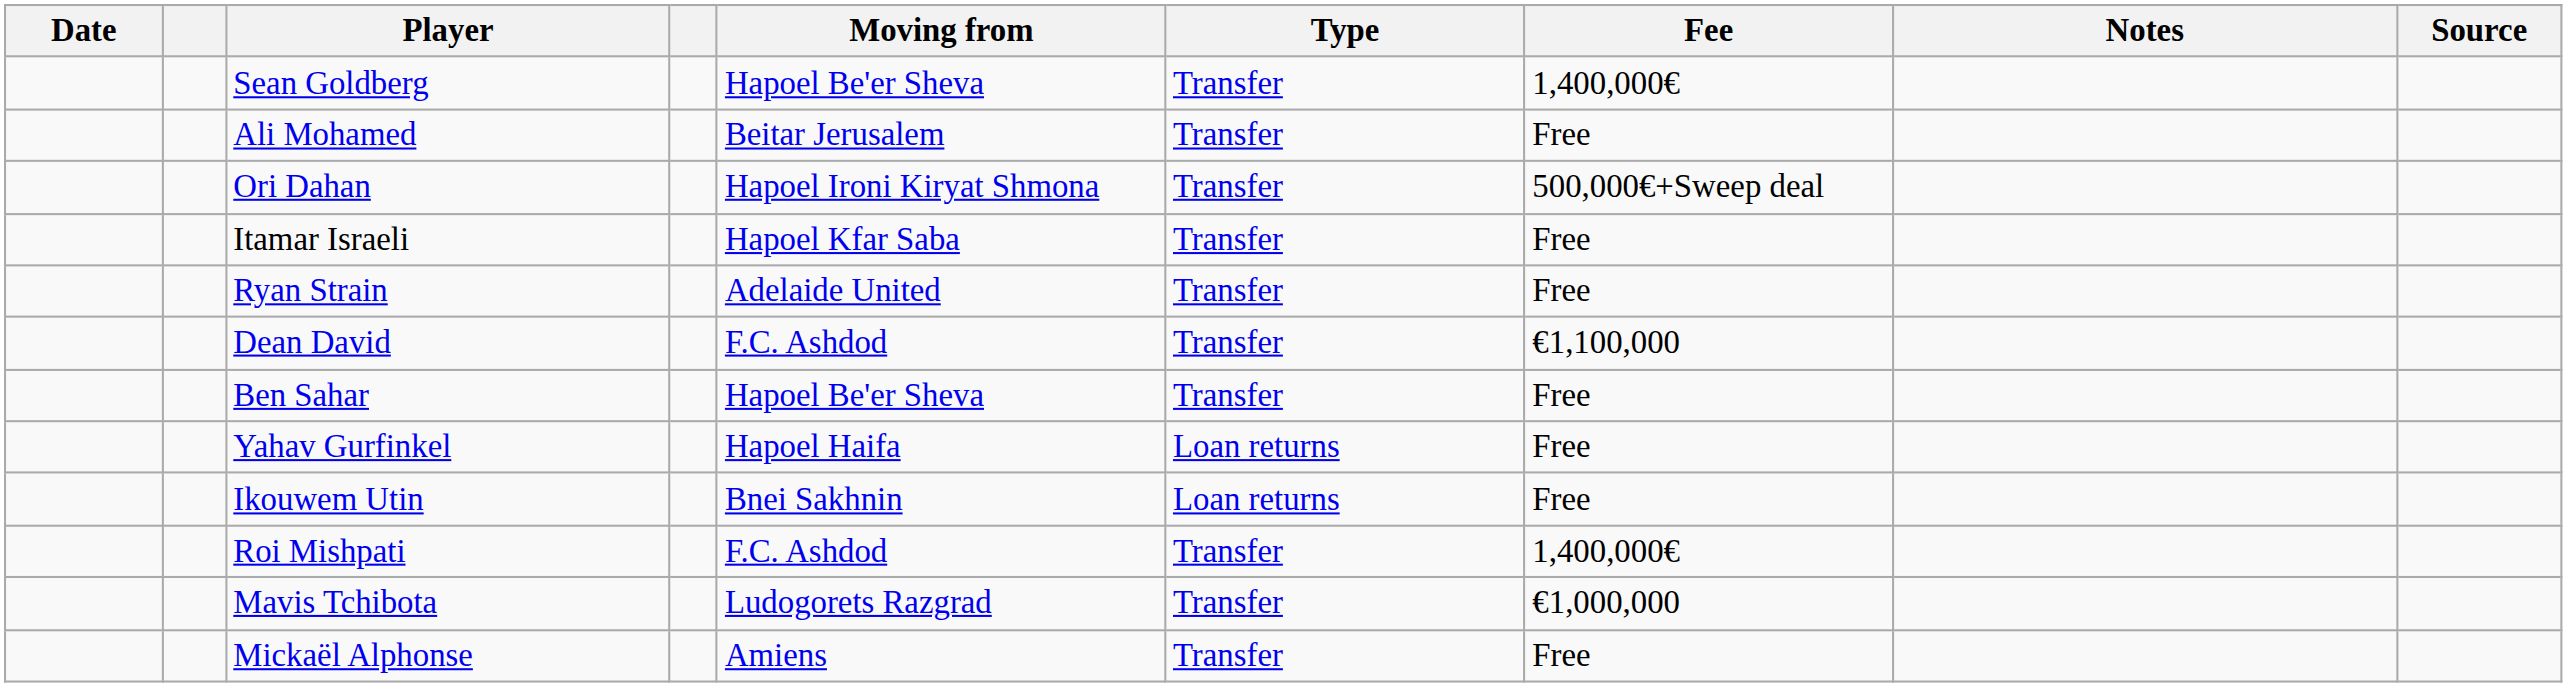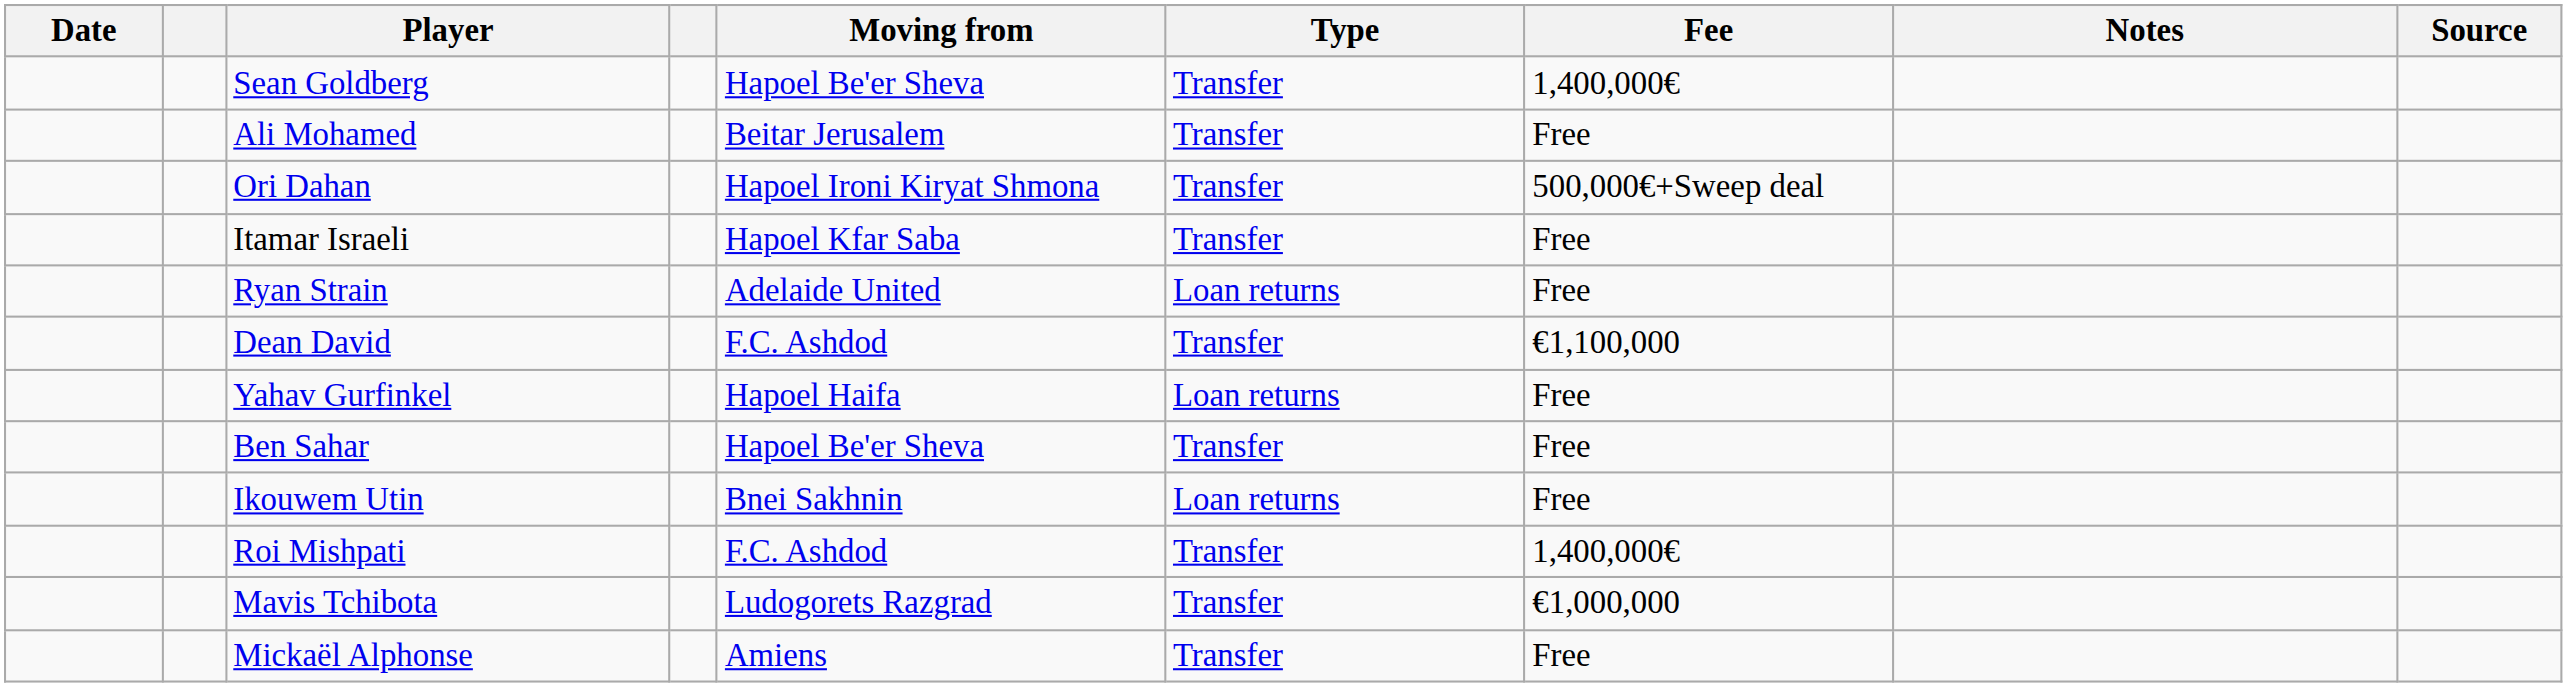(1228, 290) Transfer -> (1256, 290) Loan returns
rows swapped: (301, 394) <-> (342, 446)
